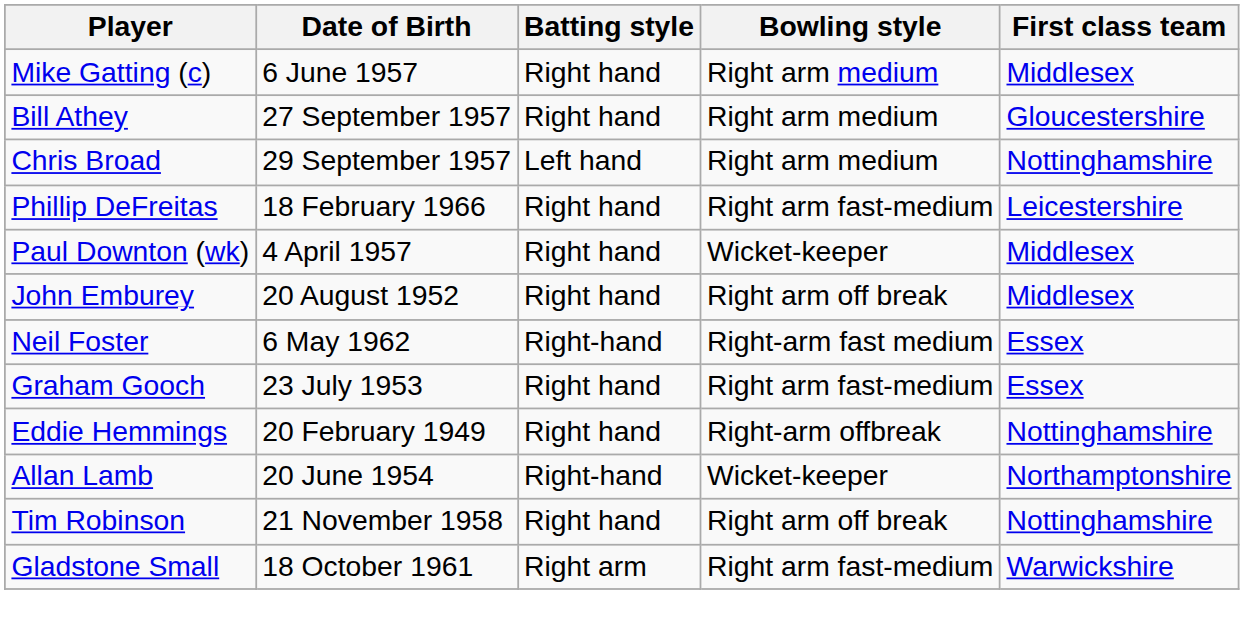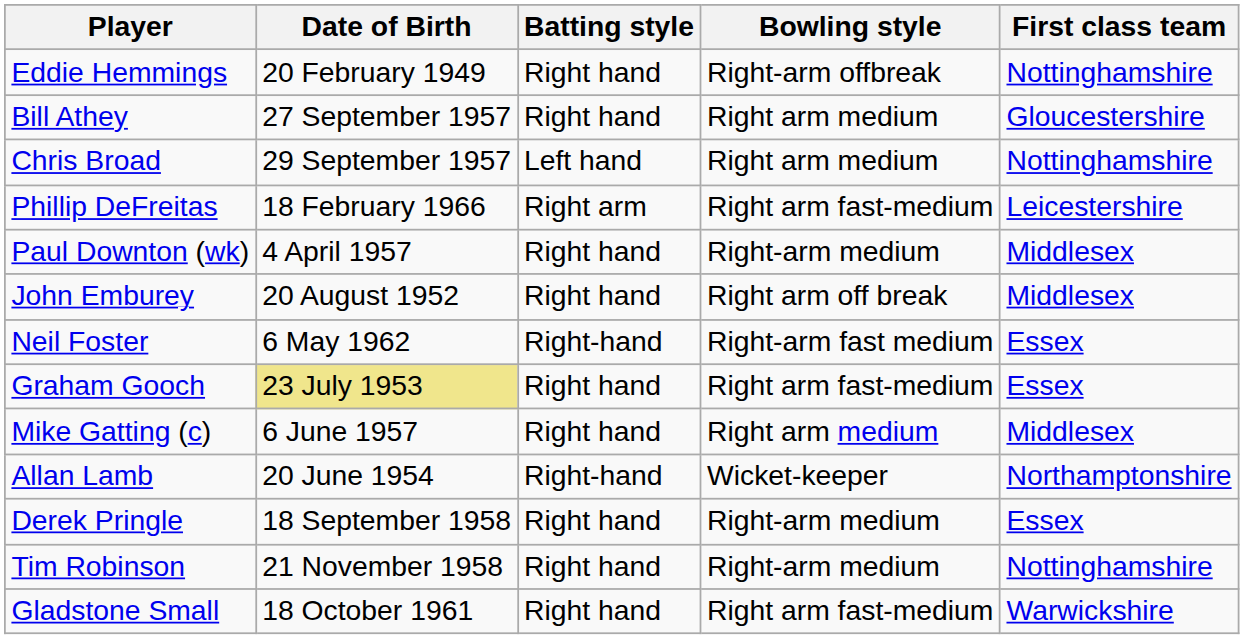rows swapped: (111, 71) <-> (119, 431)
(592, 206) Right hand -> (585, 206) Right arm
(797, 251) Wicket-keeper -> (823, 251) Right-arm medium
(342, 386) no background -> (342, 386) khaki background
+ row: (97, 521)
(827, 521) Right arm off break -> (823, 565) Right-arm medium
(585, 565) Right arm -> (592, 610) Right hand
